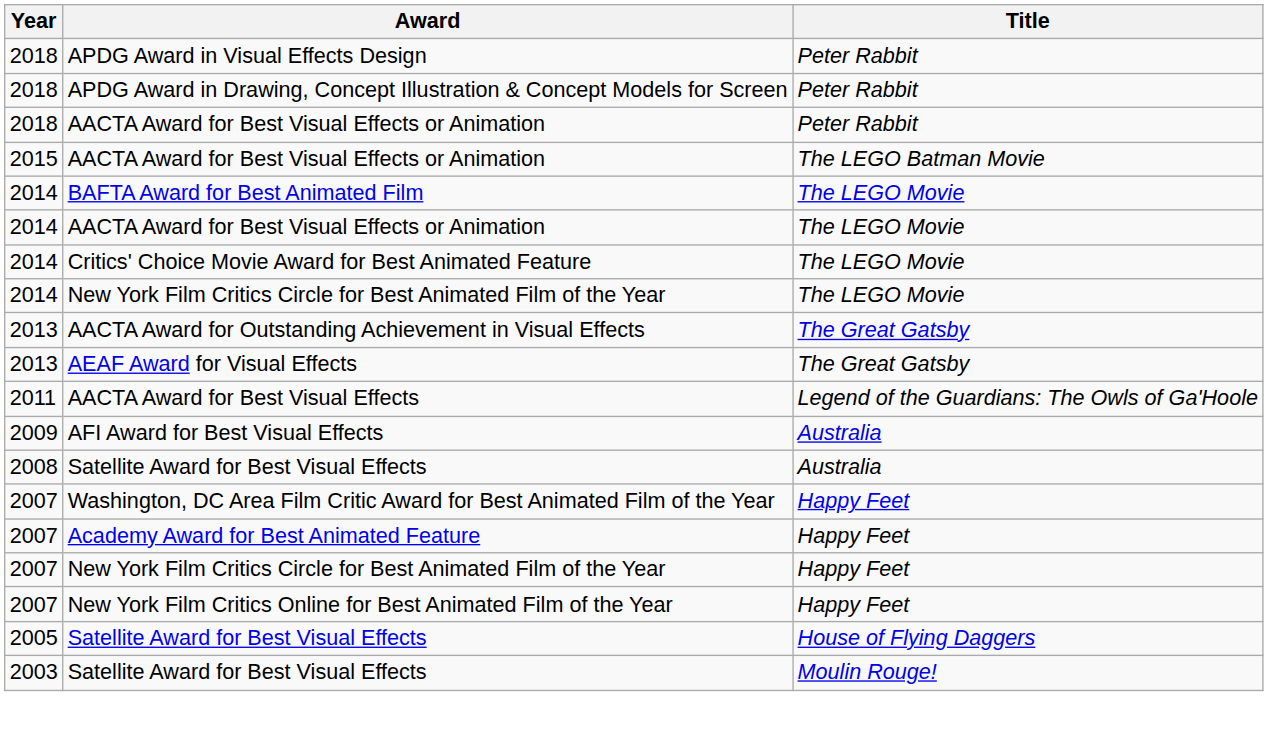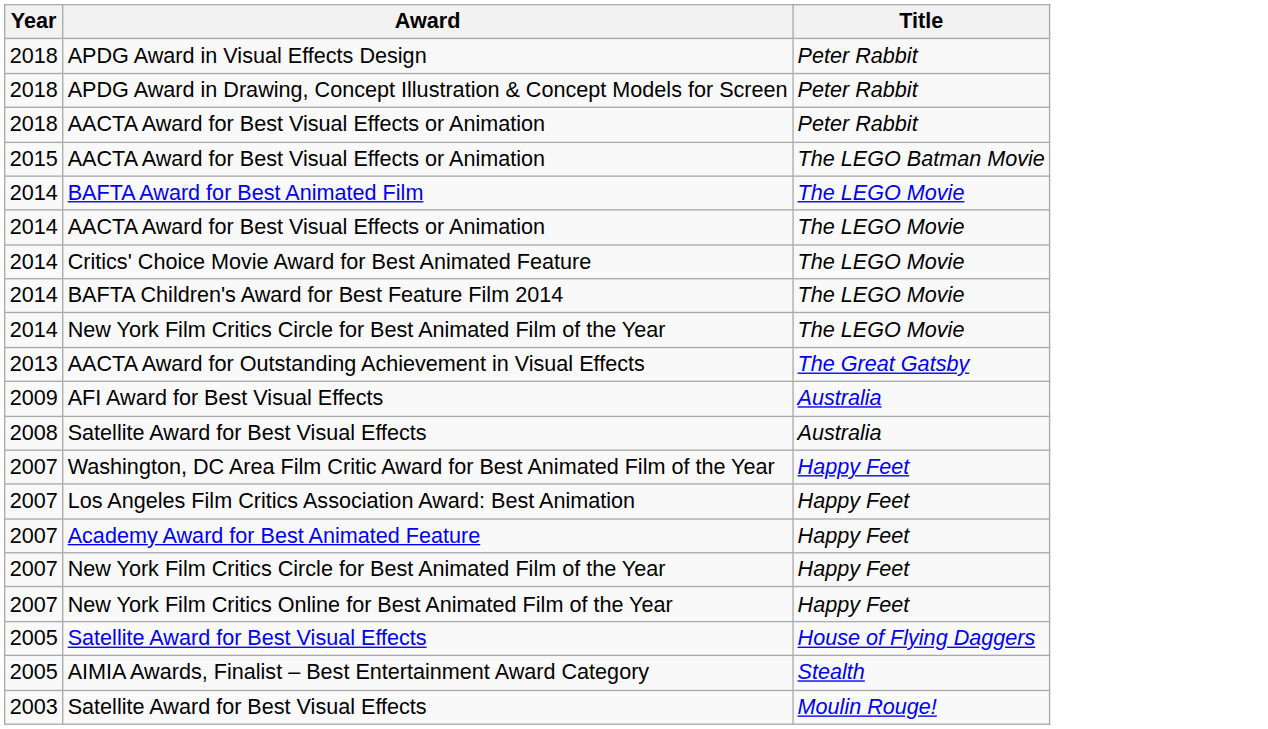+ row: (34, 295)
- row: (34, 364)
- row: (33, 398)
+ row: (34, 501)
+ row: (34, 672)
